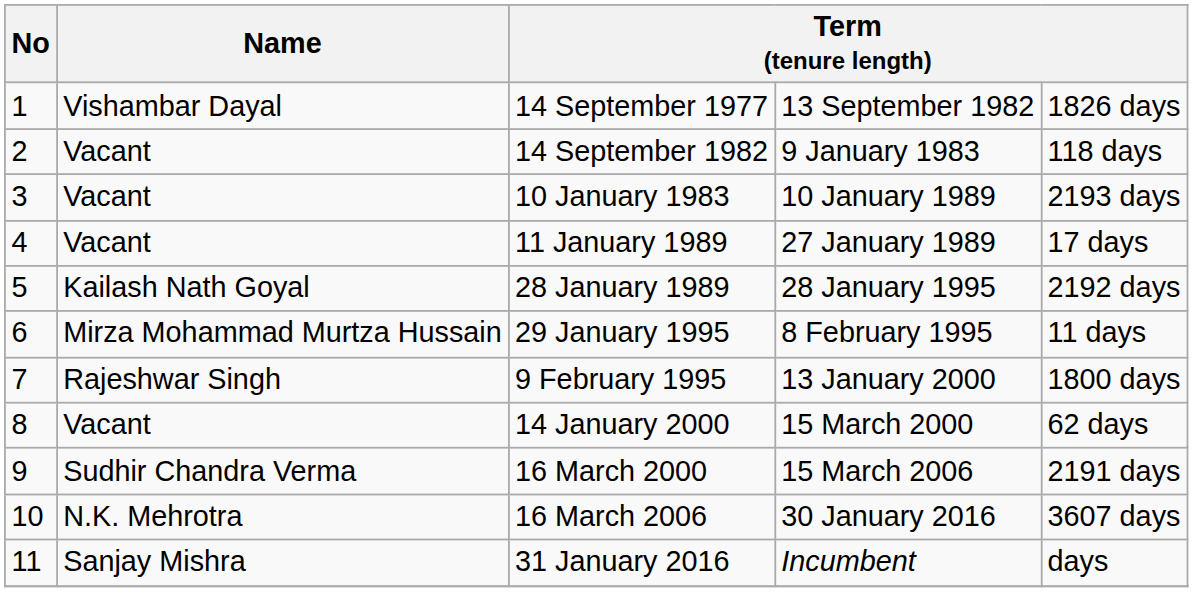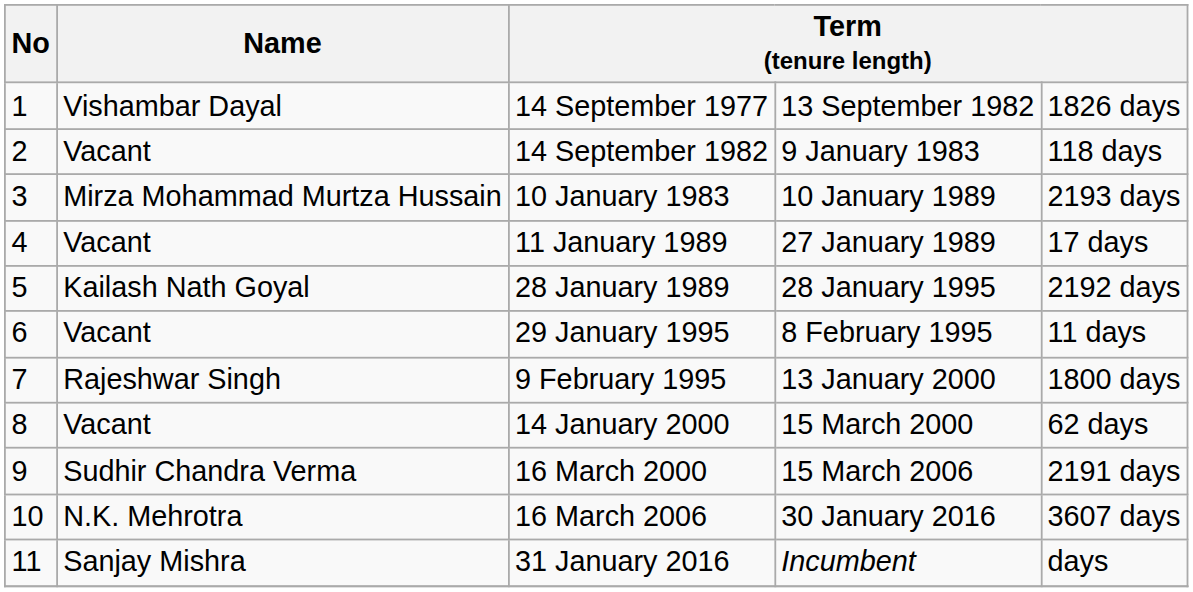(107, 196) Vacant -> (282, 196) Mirza Mohammad Murtza Hussain
(282, 333) Mirza Mohammad Murtza Hussain -> (107, 333) Vacant
